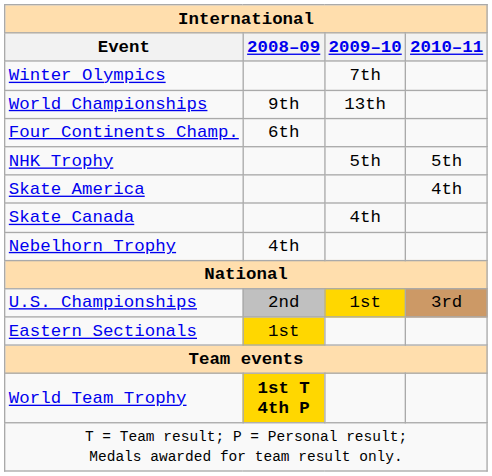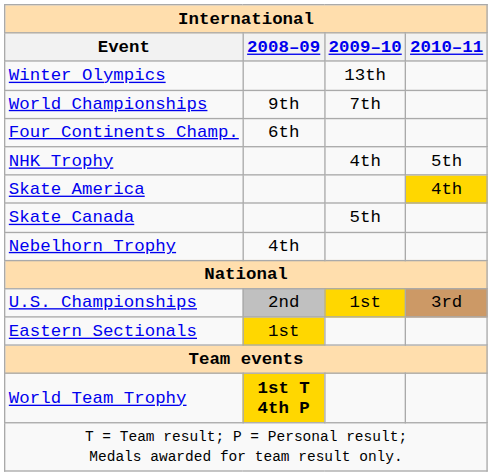(365, 76) 7th -> (365, 76) 13th
(365, 104) 13th -> (365, 104) 7th
(365, 161) 5th -> (365, 161) 4th
(447, 189) no background -> (447, 189) gold background
(365, 218) 4th -> (365, 218) 5th
